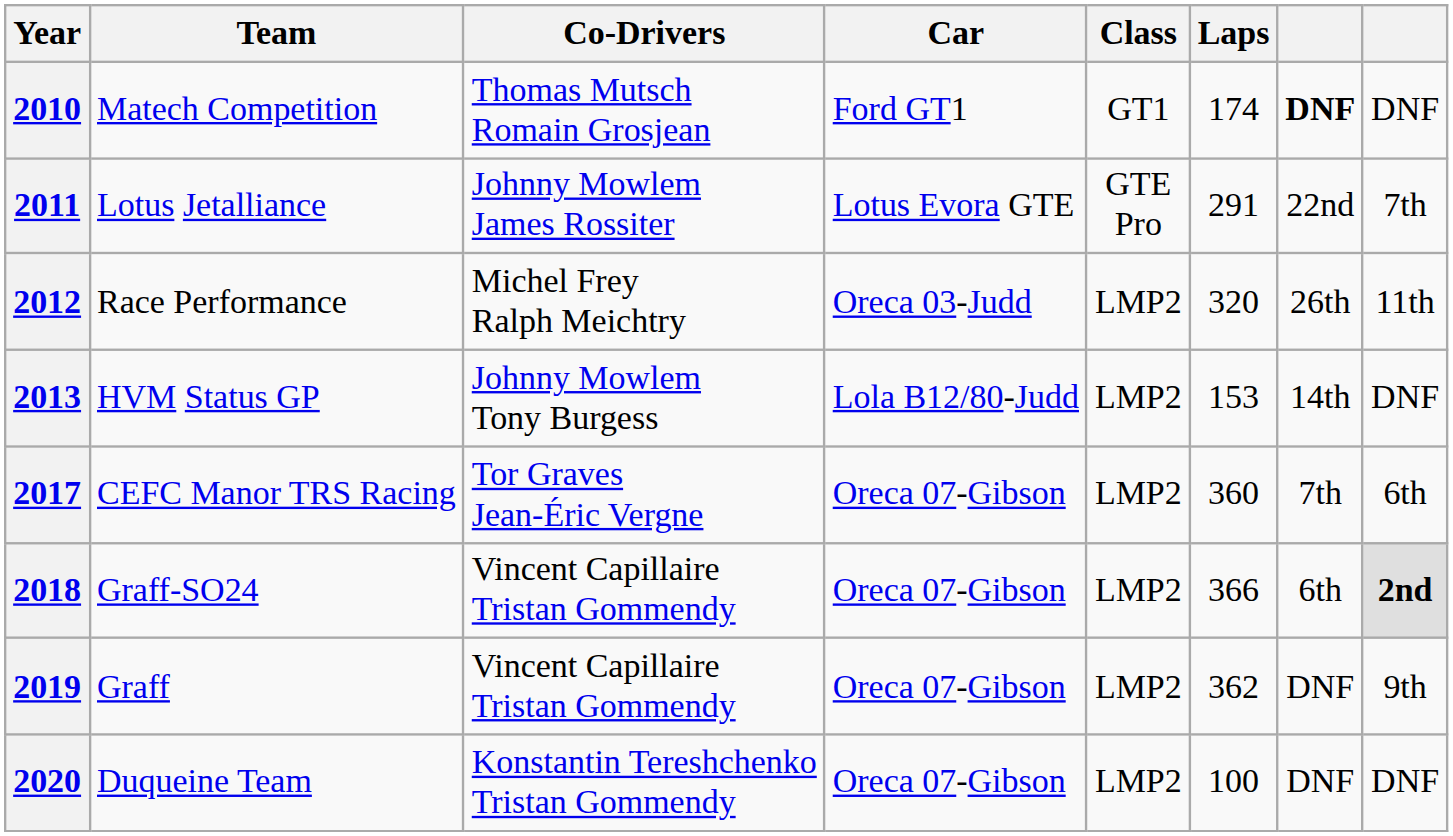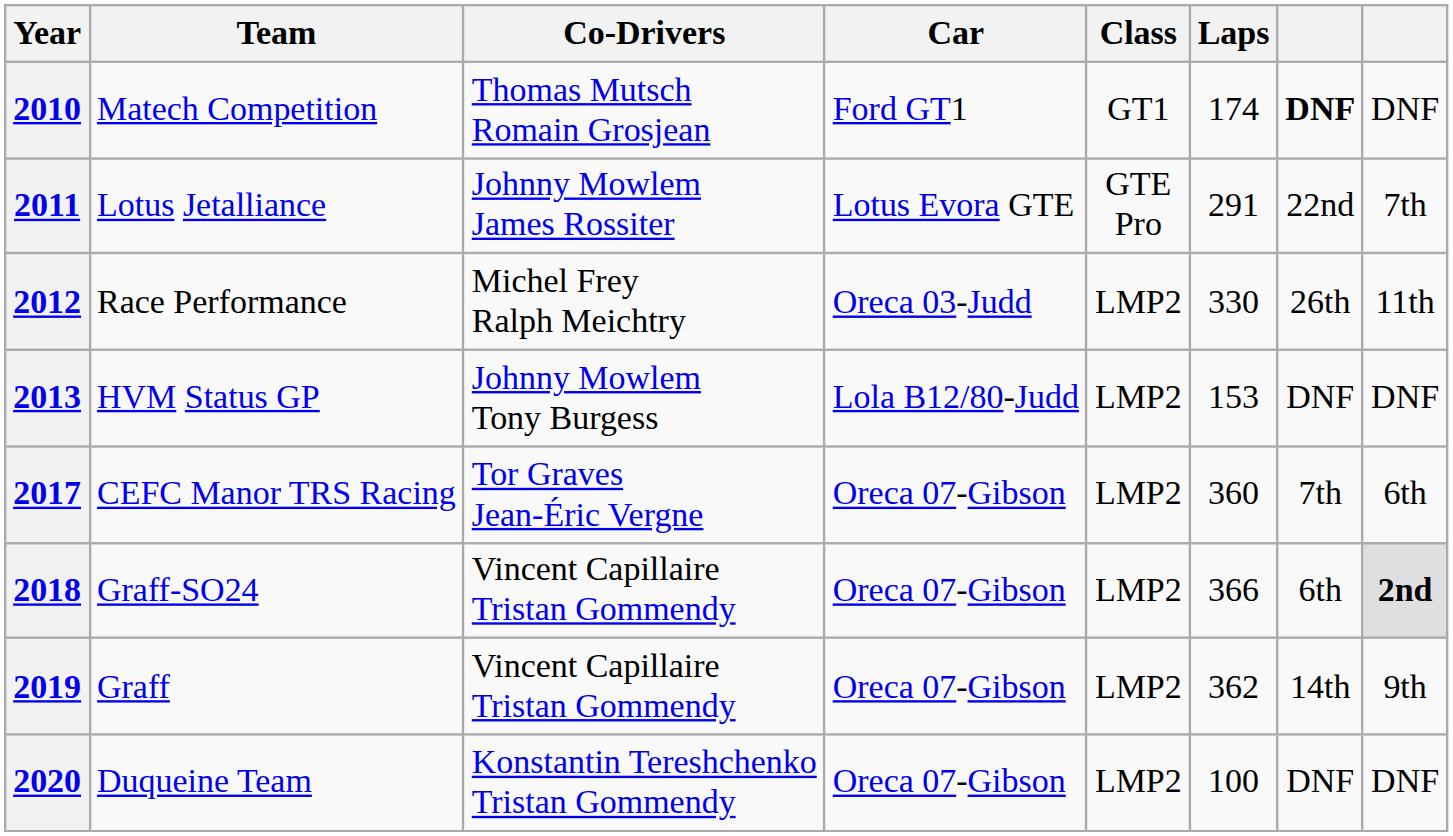(1234, 301) 320 -> (1234, 301) 330
(1320, 397) 14th -> (1320, 397) DNF
(1320, 686) DNF -> (1320, 686) 14th
